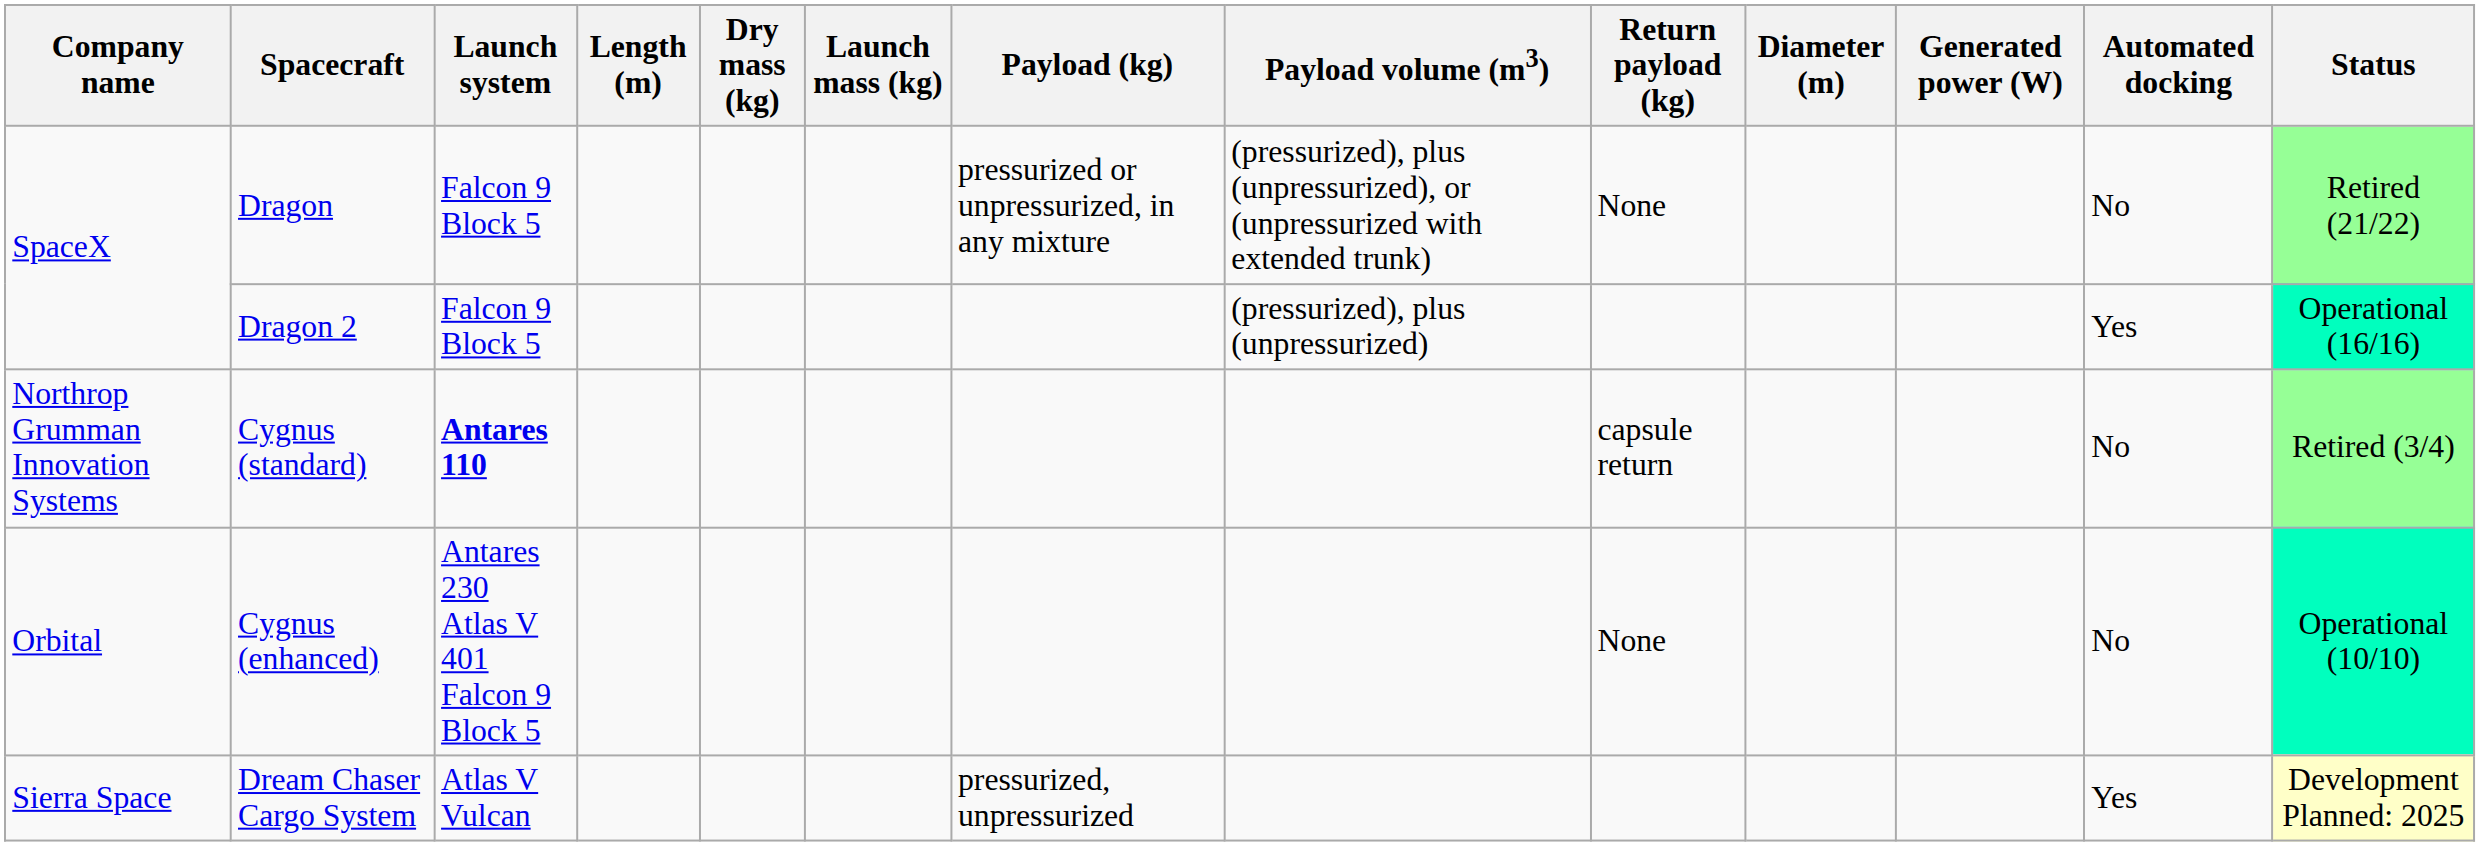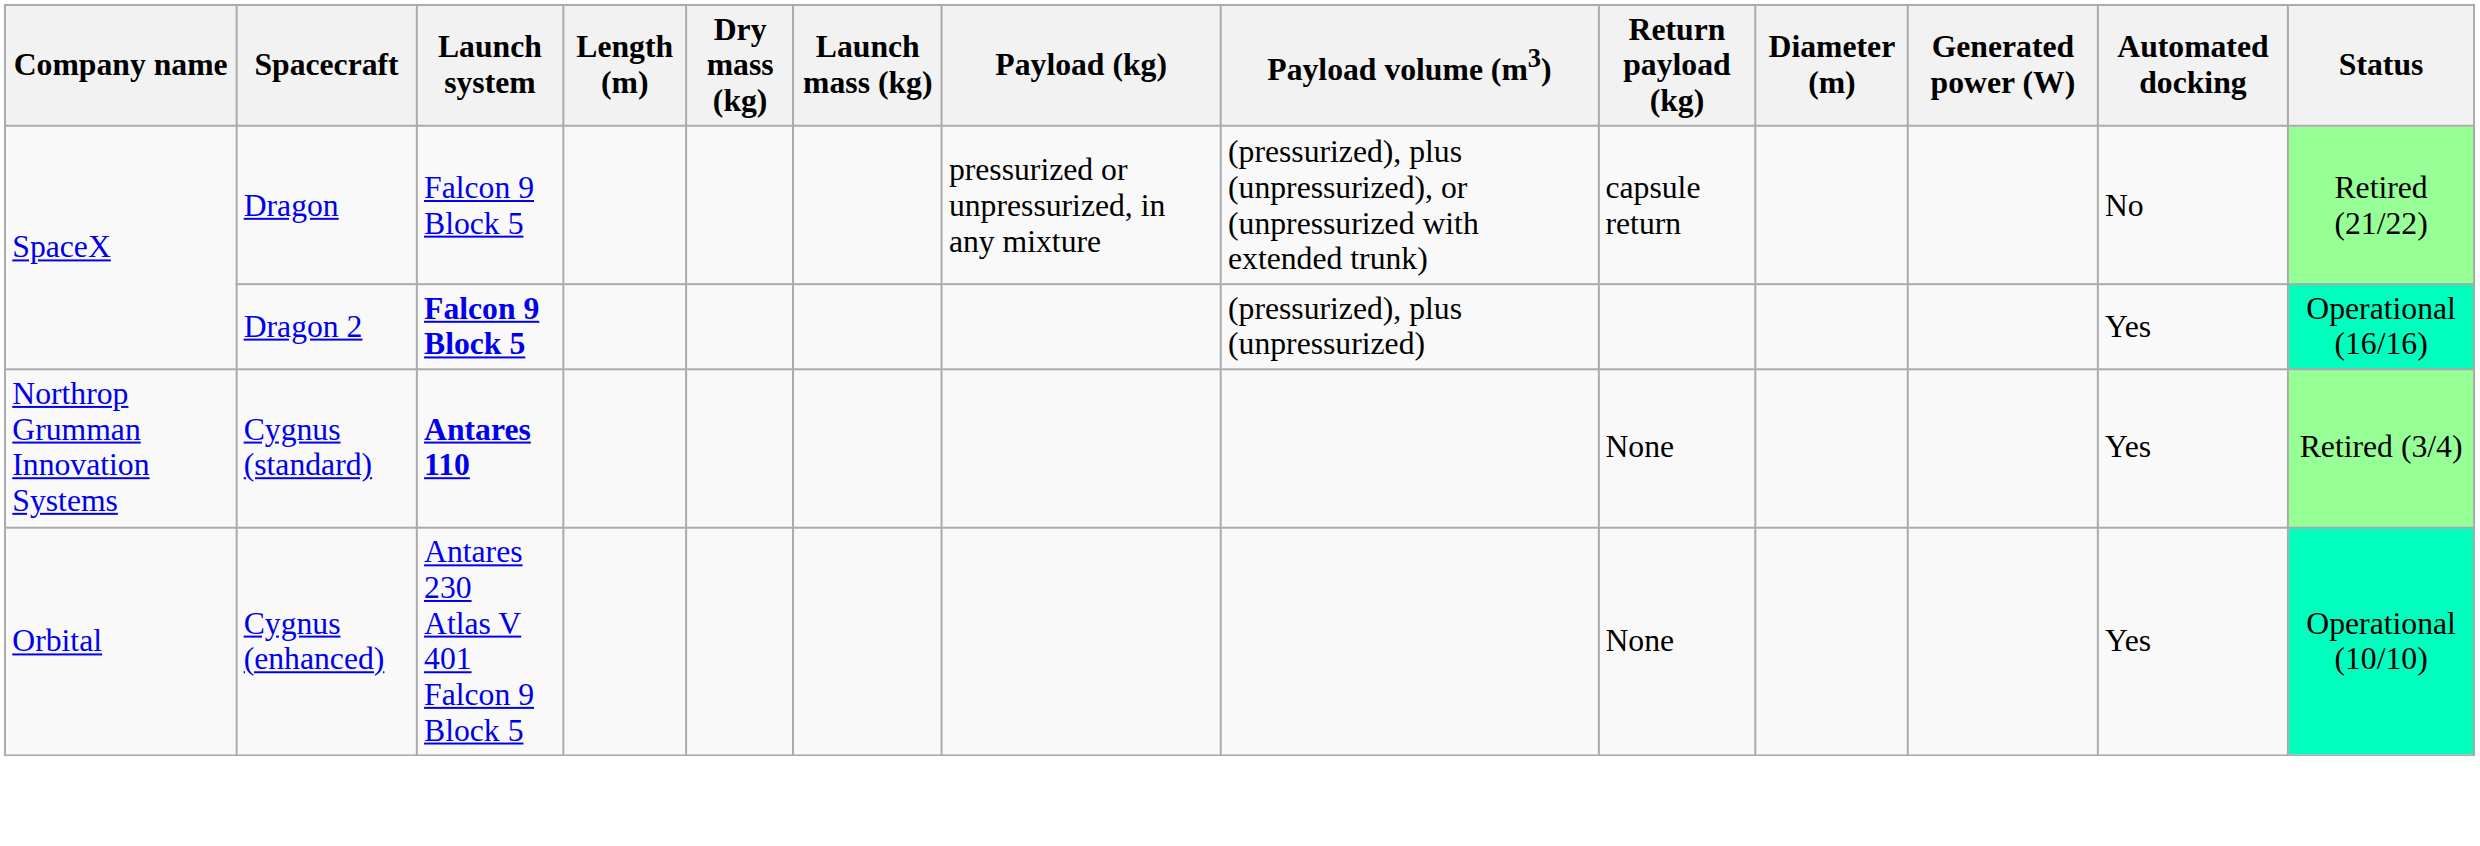(1632, 204) None -> (1653, 204) capsule return
(496, 326) normal -> (482, 326) bold
(1645, 447) capsule return -> (1640, 447) None
(2111, 447) No -> (2128, 447) Yes
(2111, 640) No -> (2128, 640) Yes
- row: (329, 797)
